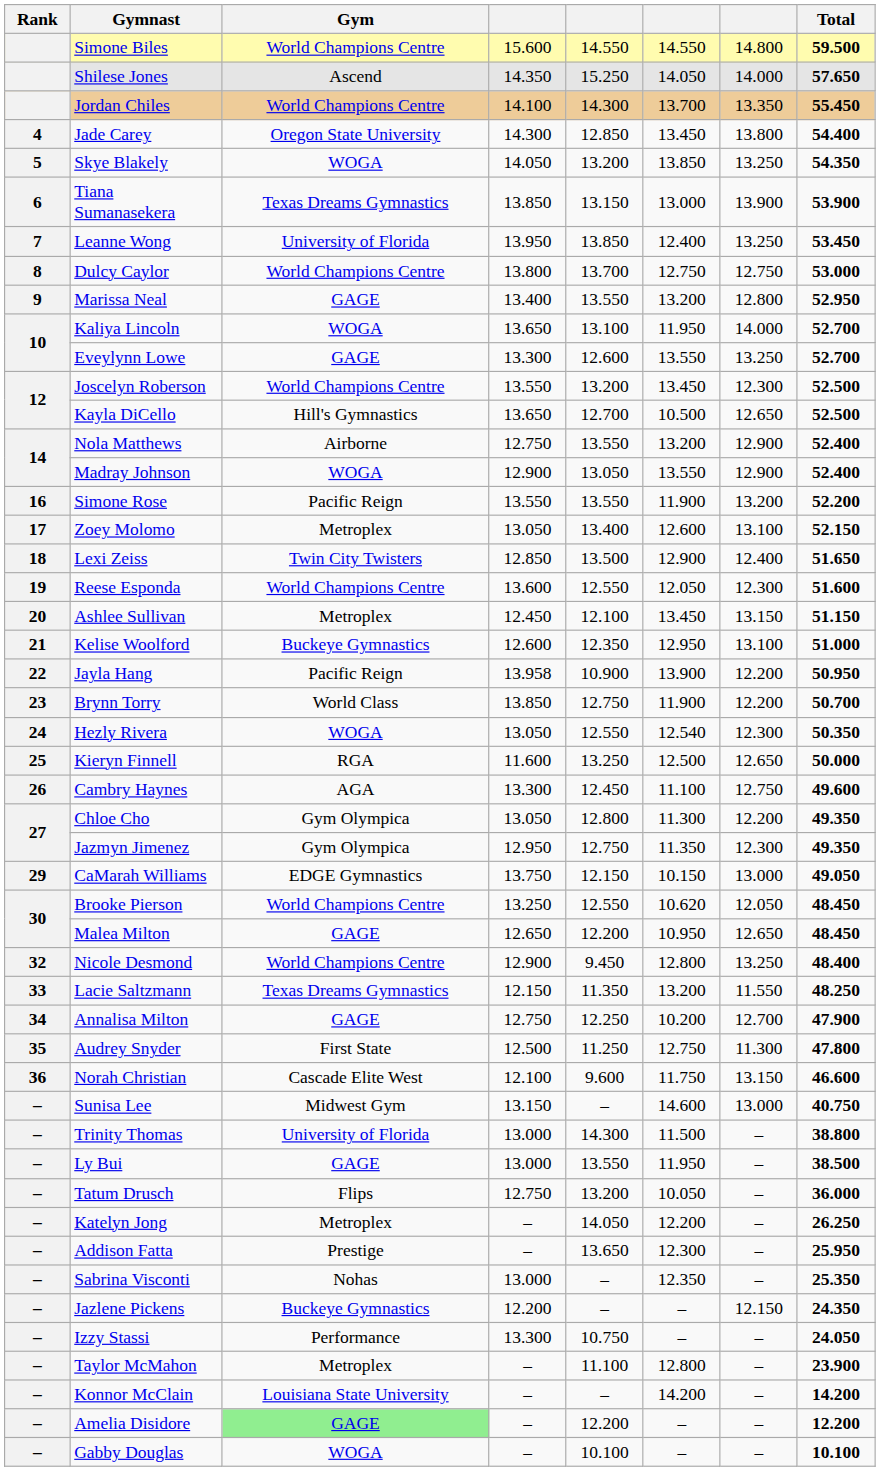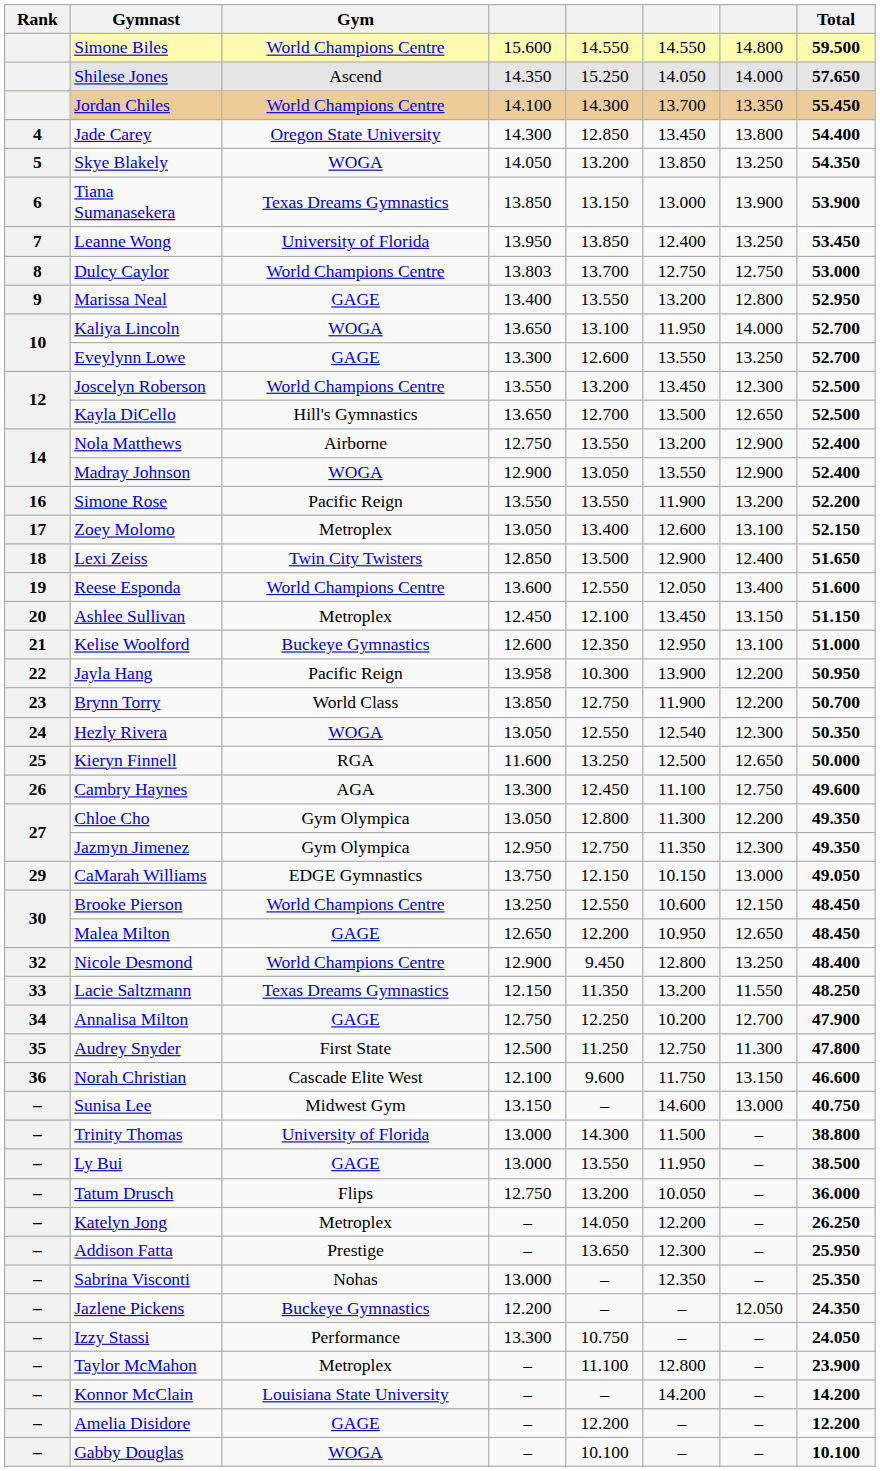(527, 270) 13.800 -> (527, 270) 13.803
(682, 414) 10.500 -> (682, 414) 13.500
(759, 587) 12.300 -> (759, 587) 13.400
(605, 673) 10.900 -> (605, 673) 10.300
(682, 904) 10.620 -> (682, 904) 10.600
(759, 904) 12.050 -> (759, 904) 12.150
(759, 1307) 12.150 -> (759, 1307) 12.050
(356, 1423) lightgreen background -> (356, 1423) no background
